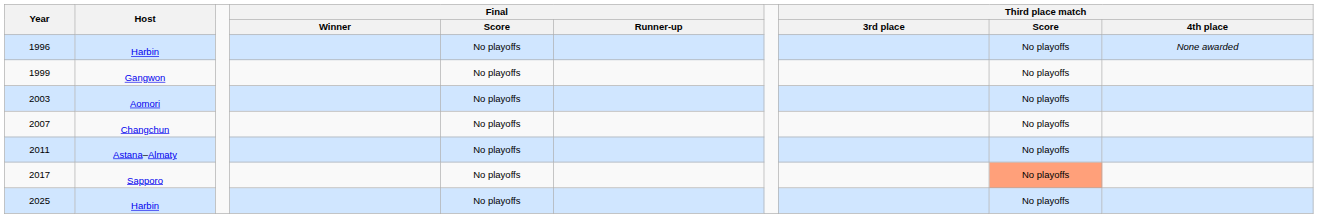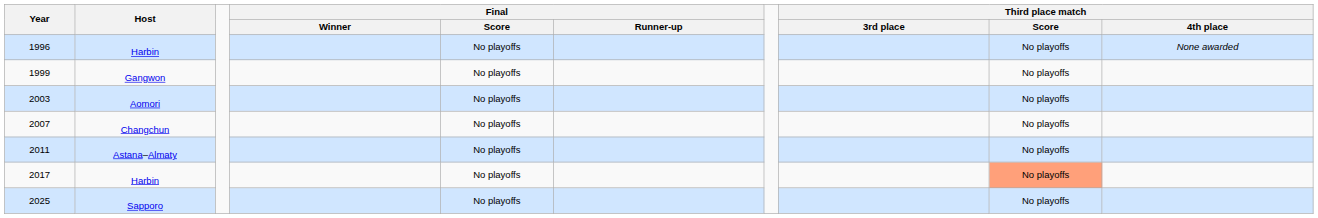(145, 181) Sapporo -> (145, 181) Harbin
(145, 206) Harbin -> (145, 206) Sapporo
